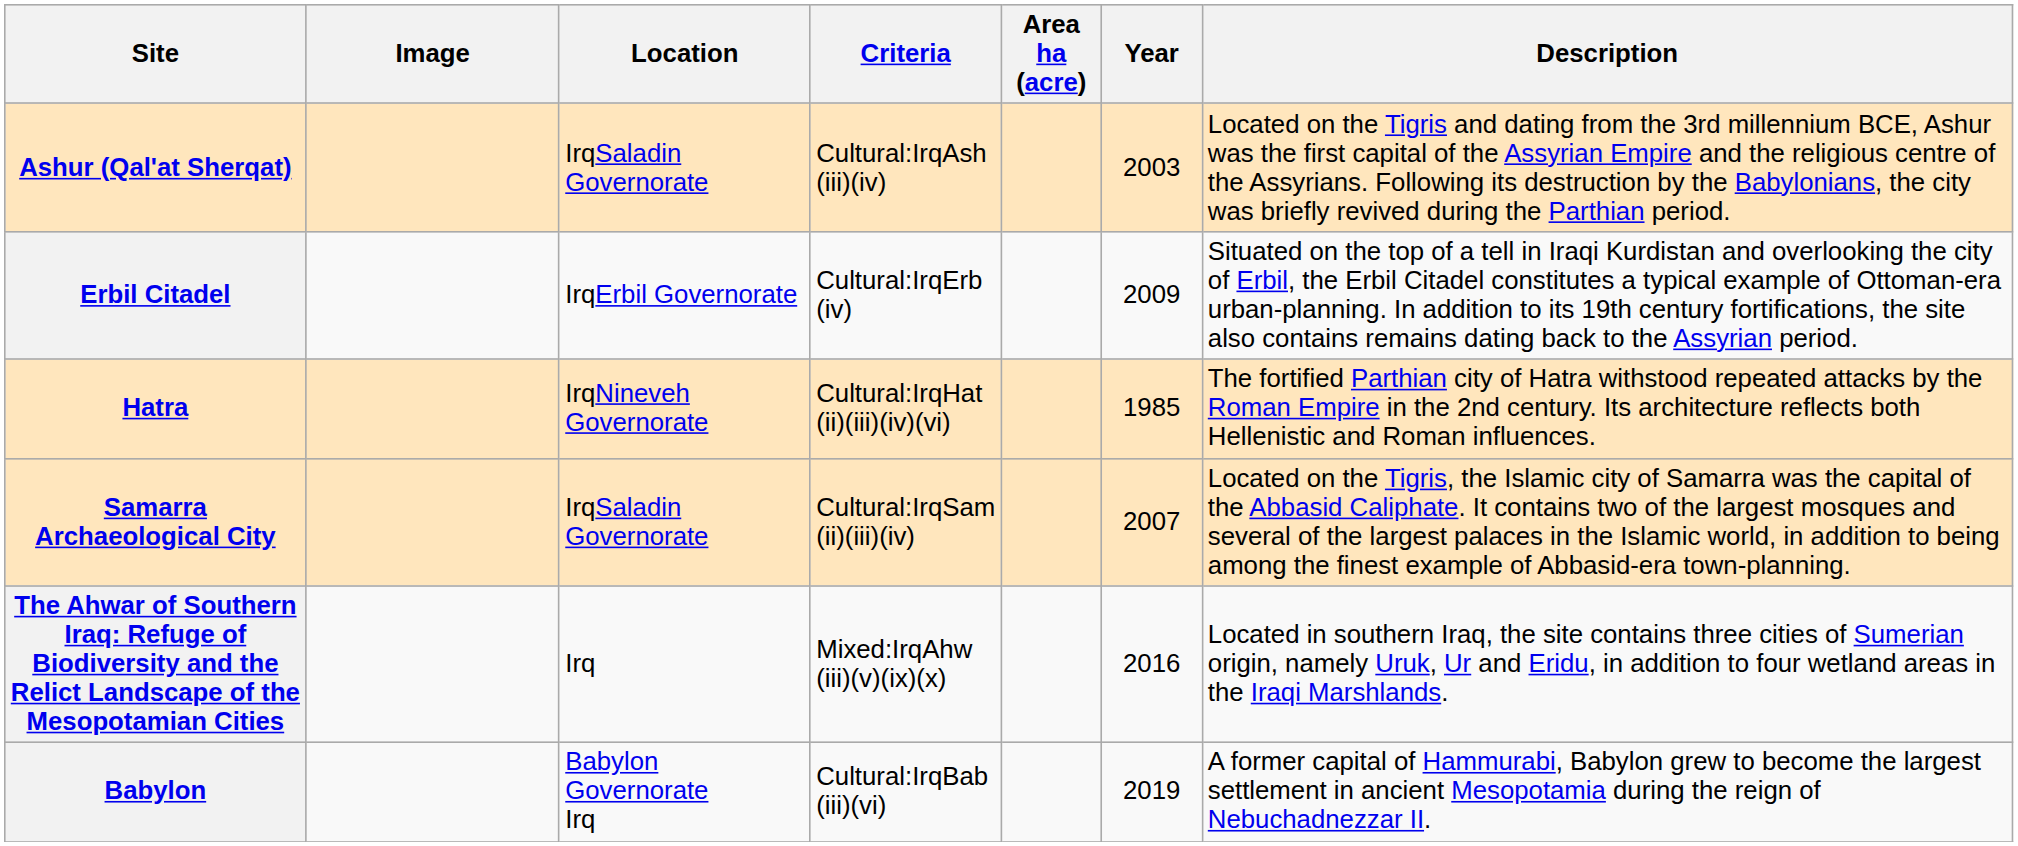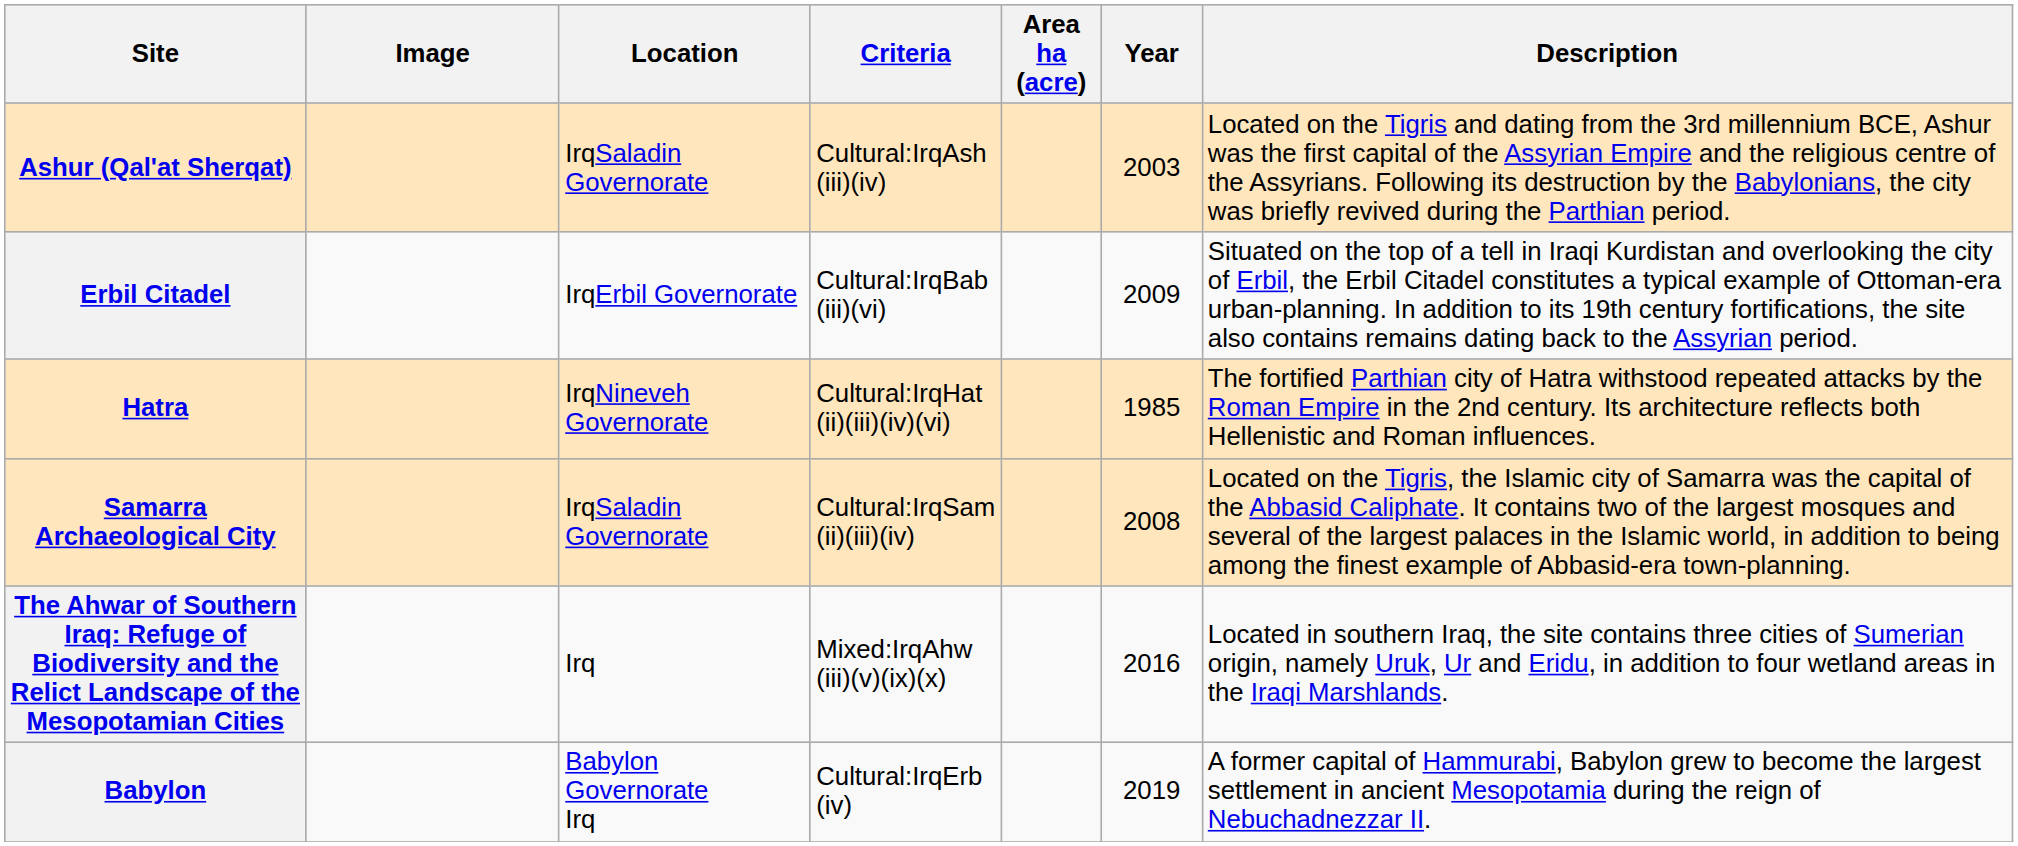(899, 295) Cultural:IrqErb (iv) -> (902, 295) Cultural:IrqBab (iii)(vi)
(1152, 521) 2007 -> (1152, 521) 2008
(902, 791) Cultural:IrqBab (iii)(vi) -> (899, 791) Cultural:IrqErb (iv)
